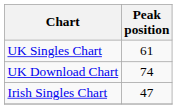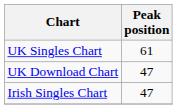(147, 72) 74 -> (147, 72) 47
